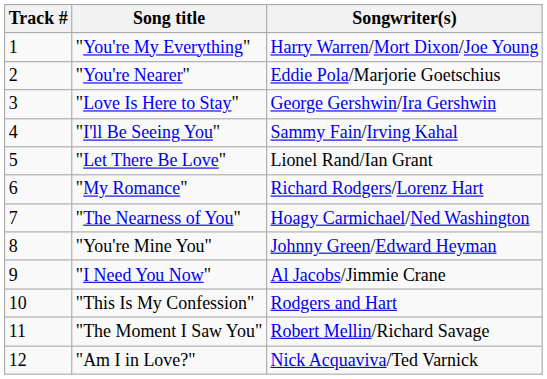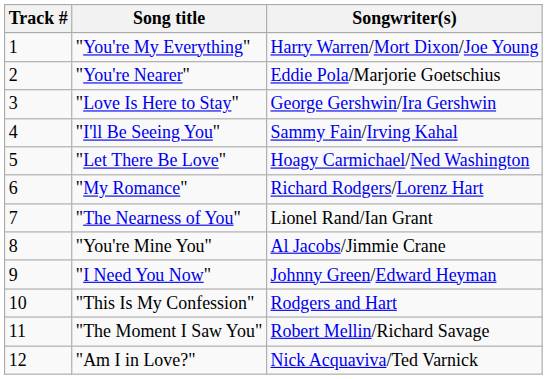(352, 160) Lionel Rand/Ian Grant -> (400, 160) Hoagy Carmichael/Ned Washington
(400, 217) Hoagy Carmichael/Ned Washington -> (352, 217) Lionel Rand/Ian Grant
(383, 246) Johnny Green/Edward Heyman -> (358, 246) Al Jacobs/Jimmie Crane
(358, 274) Al Jacobs/Jimmie Crane -> (383, 274) Johnny Green/Edward Heyman
